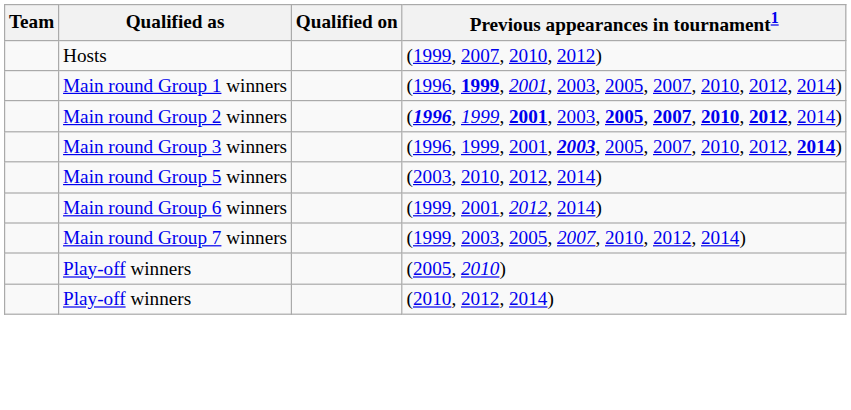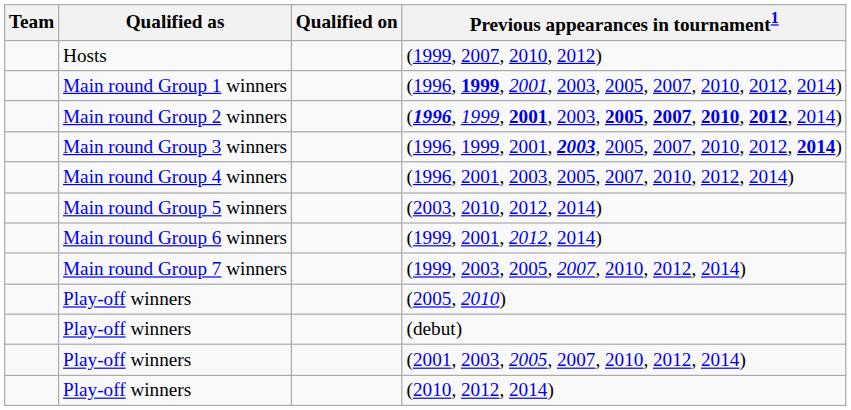+ row: (175, 177)
+ row: (127, 329)
+ row: (127, 359)
